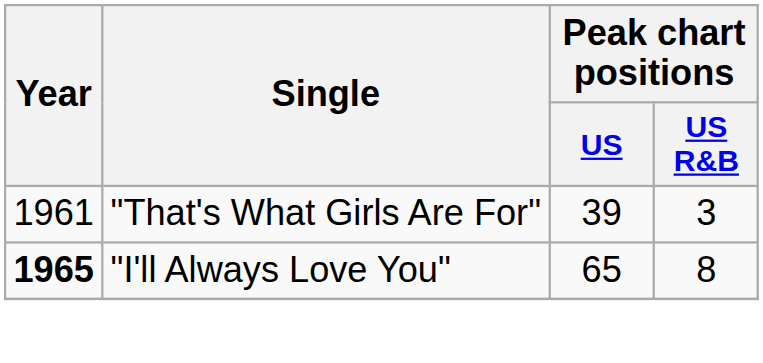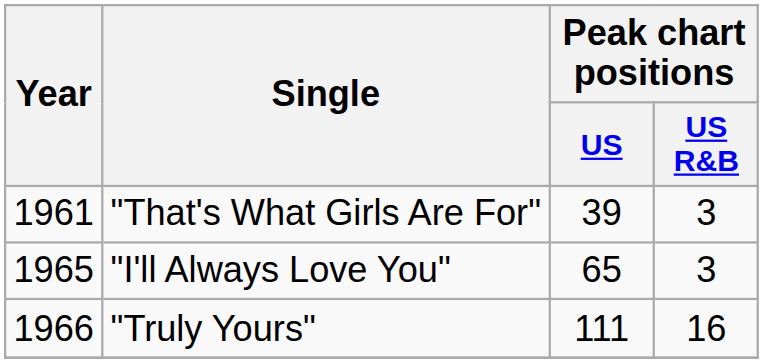(54, 270) bold -> (54, 270) normal
(706, 270) 8 -> (706, 270) 3
+ row: (213, 327)
